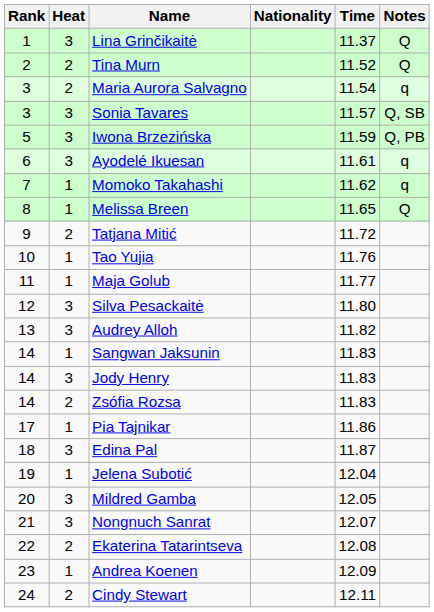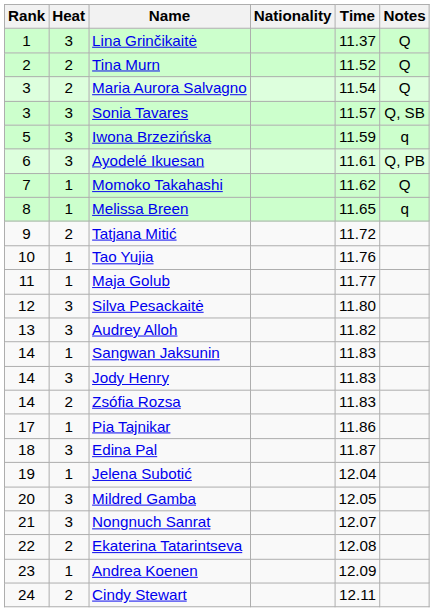(405, 88) q -> (405, 88) Q
(405, 137) Q, PB -> (405, 137) q
(405, 161) q -> (405, 161) Q, PB
(405, 185) q -> (405, 185) Q
(405, 209) Q -> (405, 209) q
